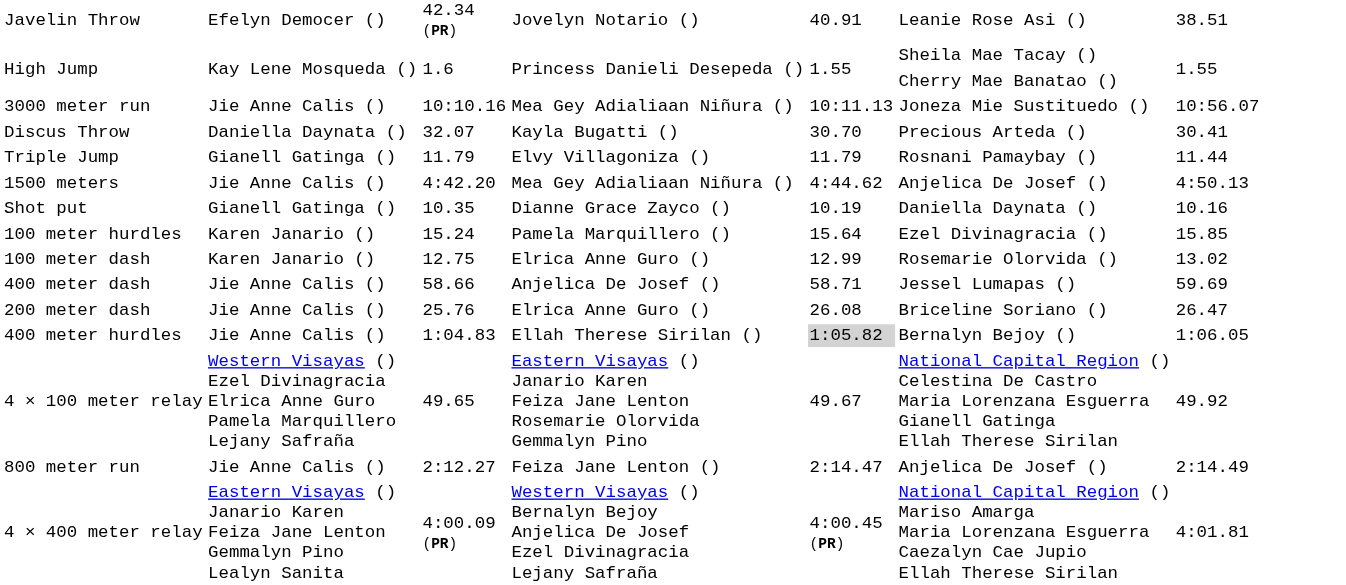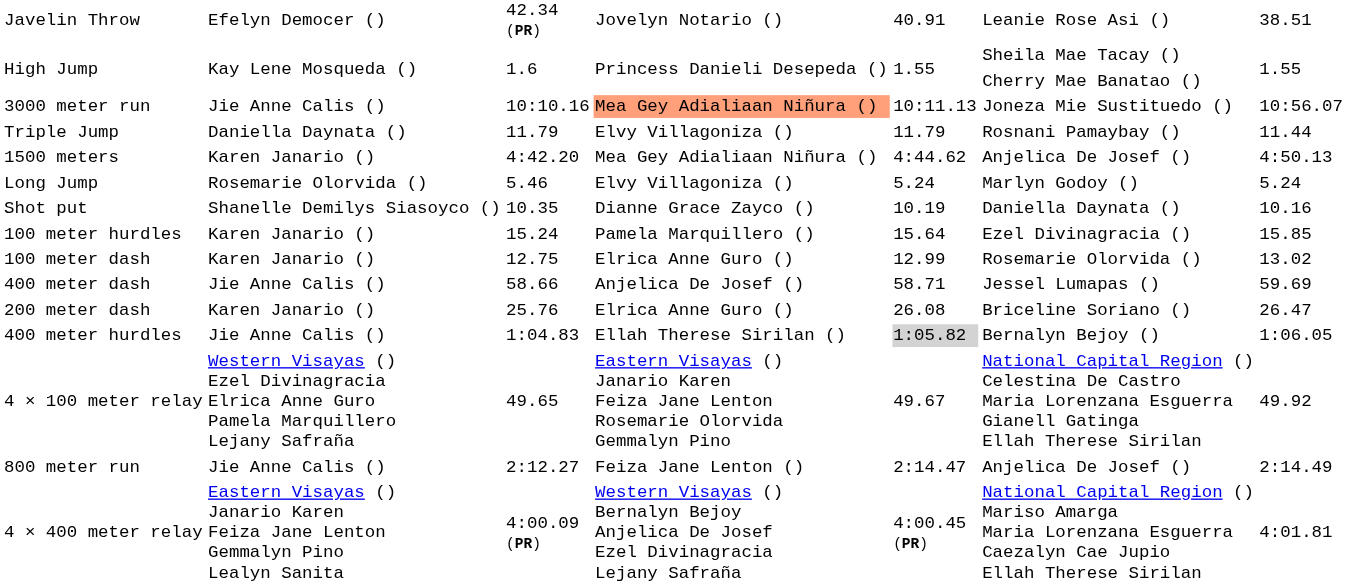(653, 107) no background -> (736, 107) lightsalmon background
- row: (67, 132)
(302, 157) Gianell Gatinga () -> (307, 132) Daniella Daynata ()
(297, 183) Jie Anne Calis () -> (292, 157) Karen Janario ()
+ row: (51, 183)
(302, 208) Gianell Gatinga () -> (354, 208) Shanelle Demilys Siasoyco ()
(297, 310) Jie Anne Calis () -> (292, 310) Karen Janario ()
